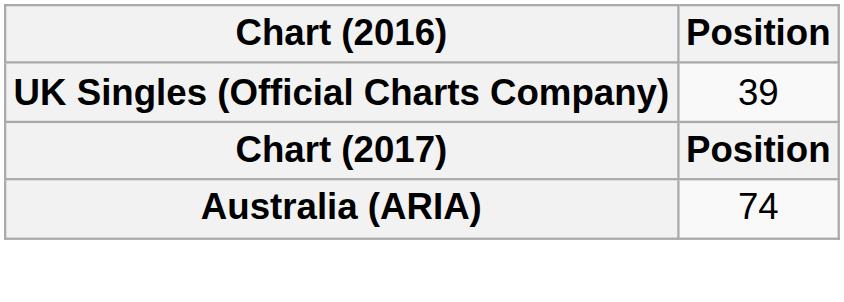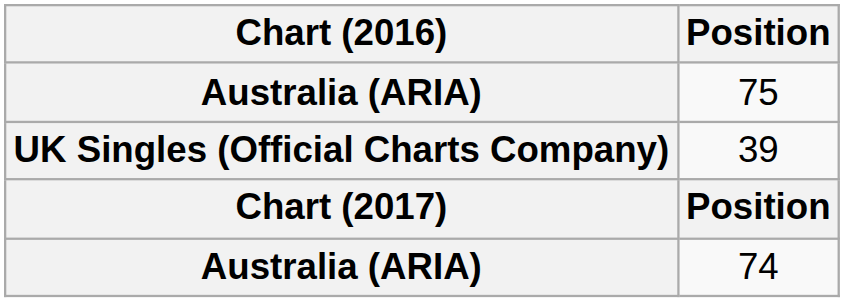+ row: (758, 91)
